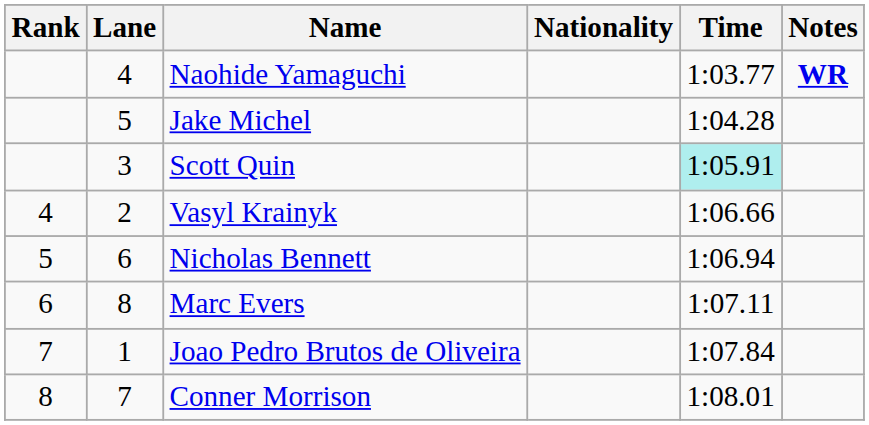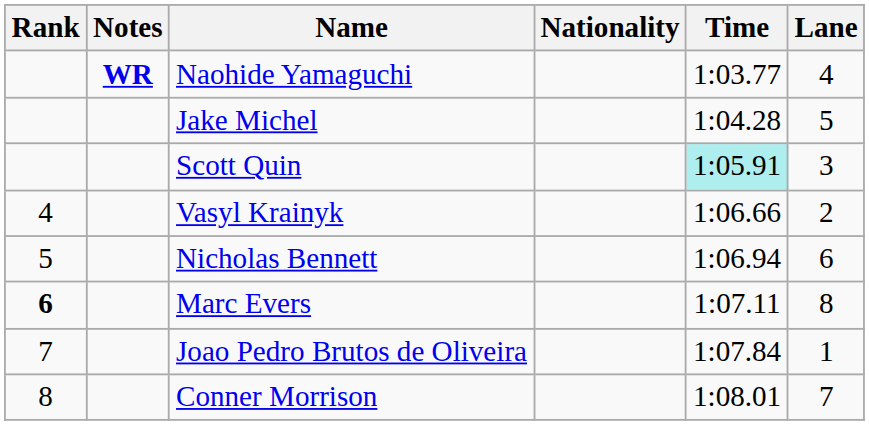columns swapped: (125, 27) <-> (823, 27)
(46, 304) normal -> (46, 304) bold
